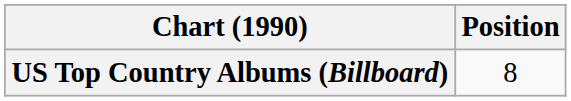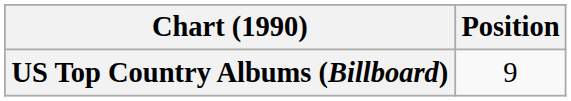(510, 72) 8 -> (510, 72) 9
